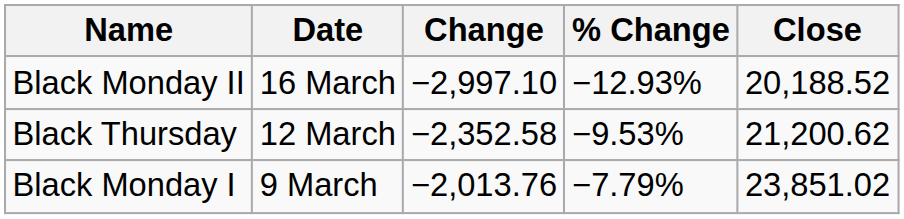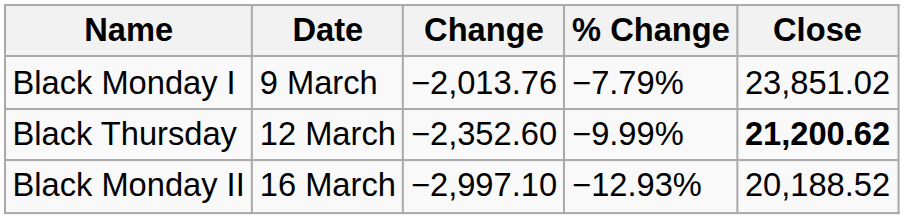rows swapped: (124, 185) <-> (129, 82)
(484, 133) −2,352.58 -> (484, 133) −2,352.60
(628, 133) −9.53% -> (628, 133) −9.99%
(818, 133) normal -> (818, 133) bold
